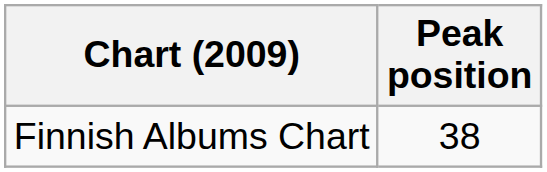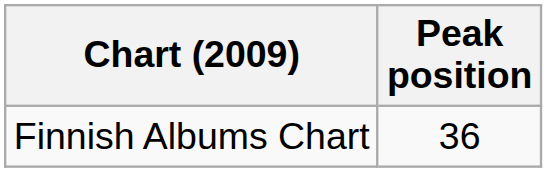(460, 135) 38 -> (460, 135) 36
